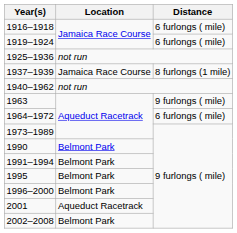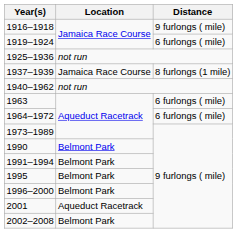(190, 27) 6 furlongs ( mile) -> (190, 27) 9 furlongs ( mile)
(190, 101) 9 furlongs ( mile) -> (190, 101) 6 furlongs ( mile)
